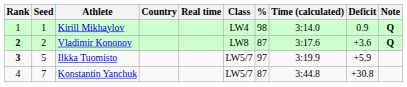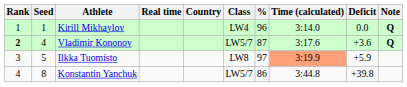columns swapped: (159, 12) <-> (201, 12)
(262, 27) 98 -> (262, 27) 96
(362, 27) 0.9 -> (362, 27) 0.0
(44, 43) 2 -> (44, 43) 4
(239, 43) LW8 -> (239, 43) LW5/7
(18, 58) bold -> (18, 58) normal
(239, 58) LW5/7 -> (239, 58) LW8
(308, 58) no background -> (308, 58) lightsalmon background
(44, 74) 7 -> (44, 74) 8
(262, 74) 87 -> (262, 74) 86
(362, 74) +30.8 -> (362, 74) +39.8
